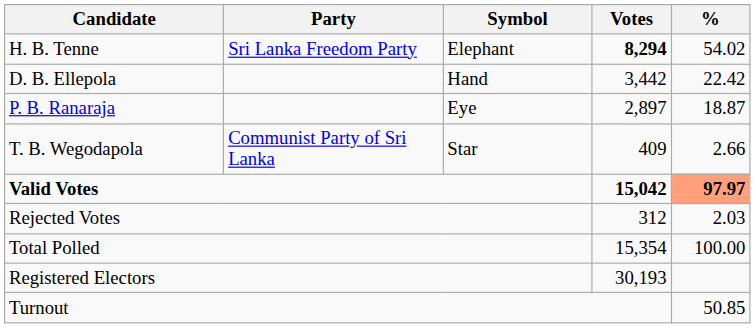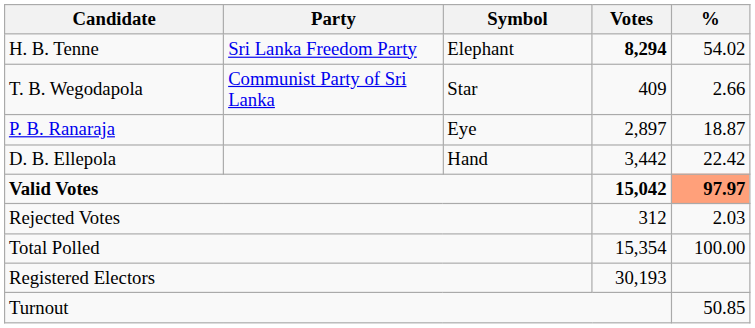rows swapped: (62, 78) <-> (76, 148)
